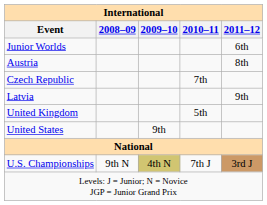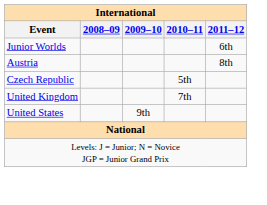(201, 79) 7th -> (185, 79) 5th
- row: (20, 96)
(201, 113) 5th -> (185, 96) 7th
- row: (50, 163)
